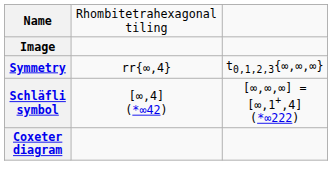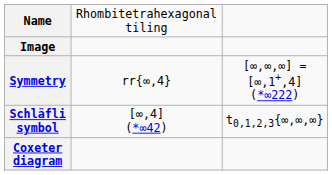(275, 67) t0,1,2,3{∞,∞,∞} -> (275, 81) [∞,∞,∞] = [∞,1+,4] (*∞222)
(275, 103) [∞,∞,∞] = [∞,1+,4] (*∞222) -> (275, 121) t0,1,2,3{∞,∞,∞}
